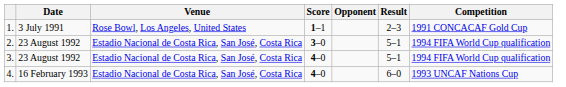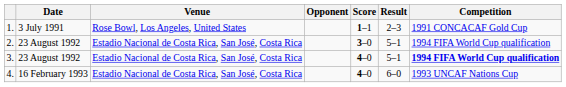columns swapped: (355, 12) <-> (318, 12)
(481, 58) normal -> (485, 58) bold
